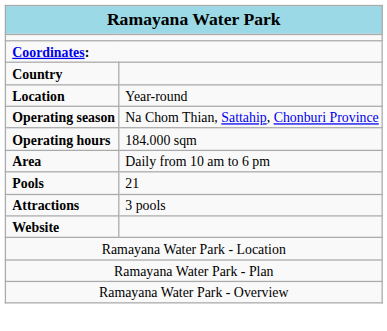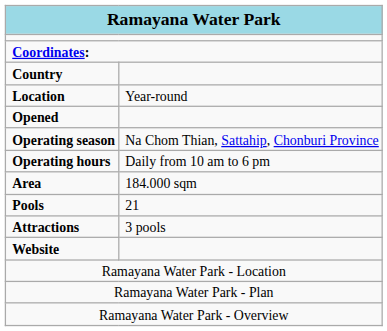+ row: (34, 117)
(159, 139) 184.000 sqm -> (196, 161) Daily from 10 am to 6 pm
(196, 161) Daily from 10 am to 6 pm -> (159, 183) 184.000 sqm
